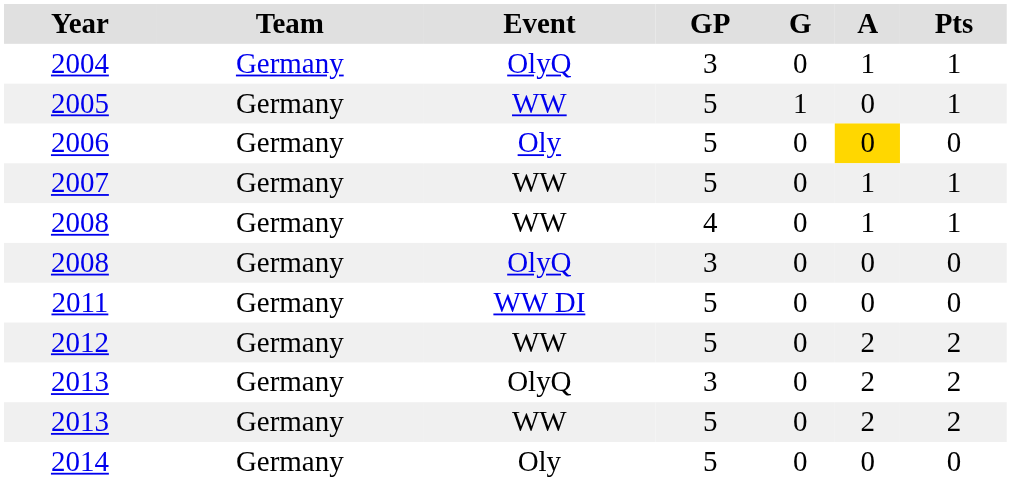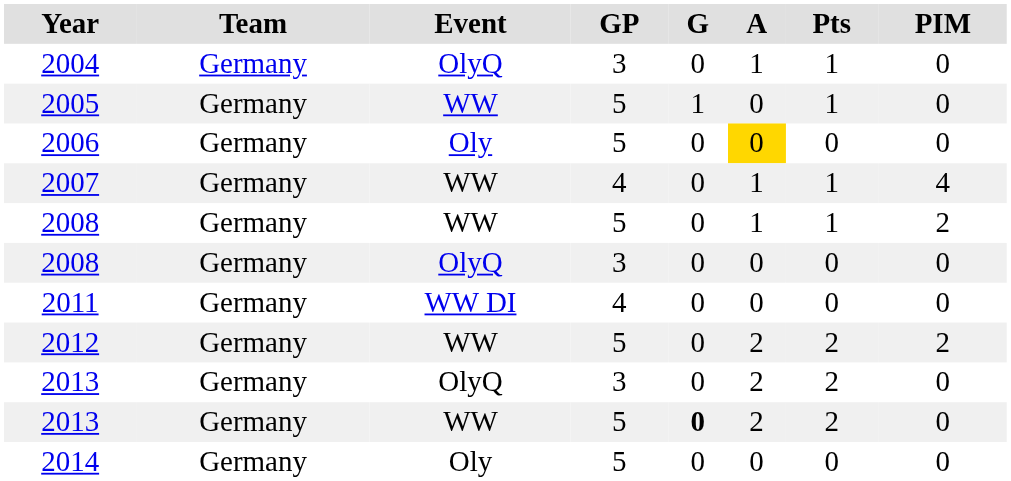+ column: (943, 23)
(710, 182) 5 -> (619, 182) 4
(710, 222) 4 -> (619, 222) 5
(710, 302) 5 -> (619, 302) 4
(800, 421) normal -> (698, 421) bold
